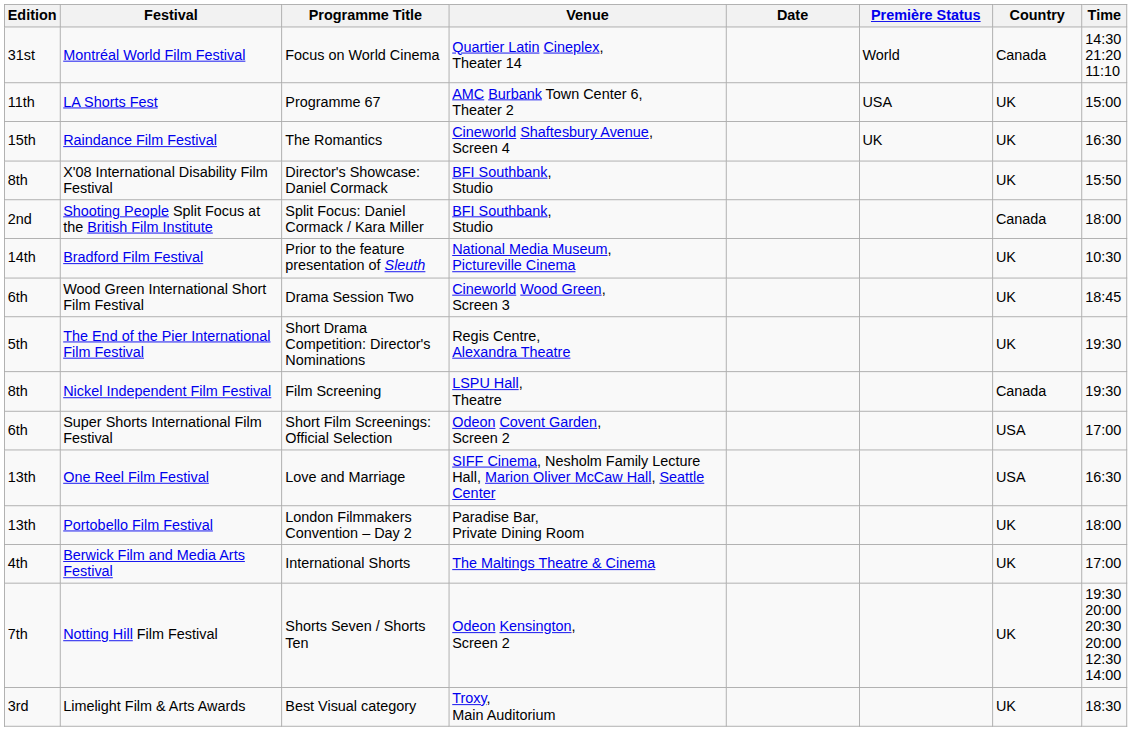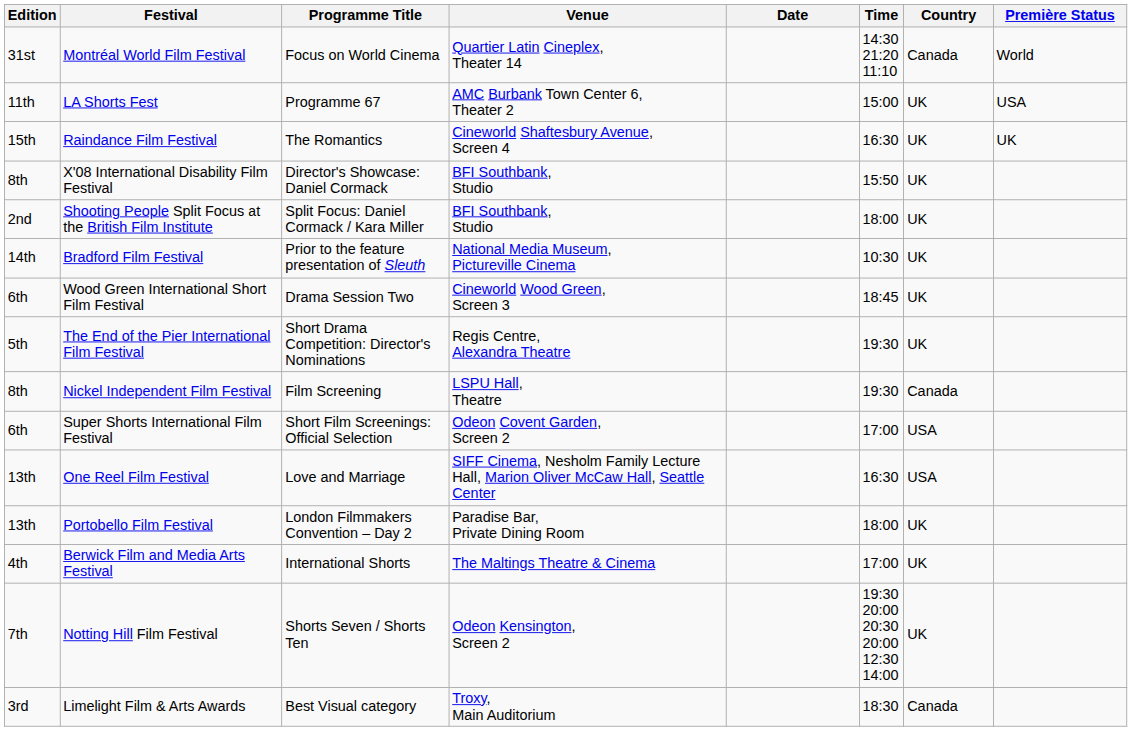columns swapped: (1104, 15) <-> (926, 15)
(1021, 219) Canada -> (917, 219) UK
(1006, 706) UK -> (932, 706) Canada
